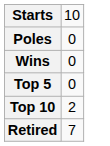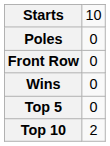+ row: (43, 61)
- row: (33, 130)
